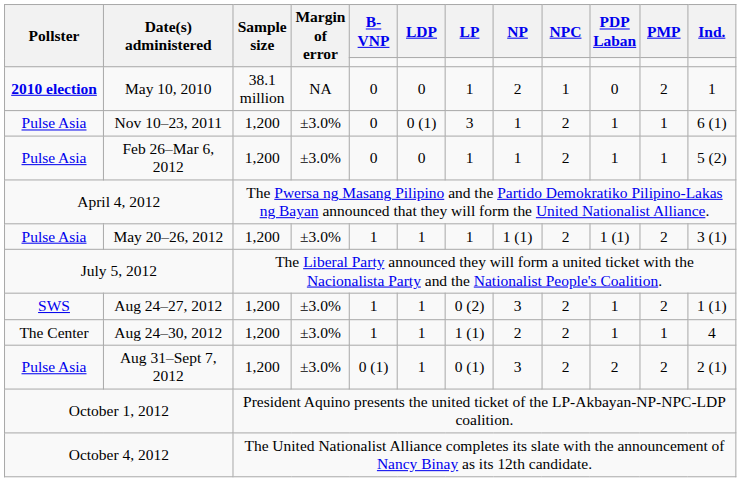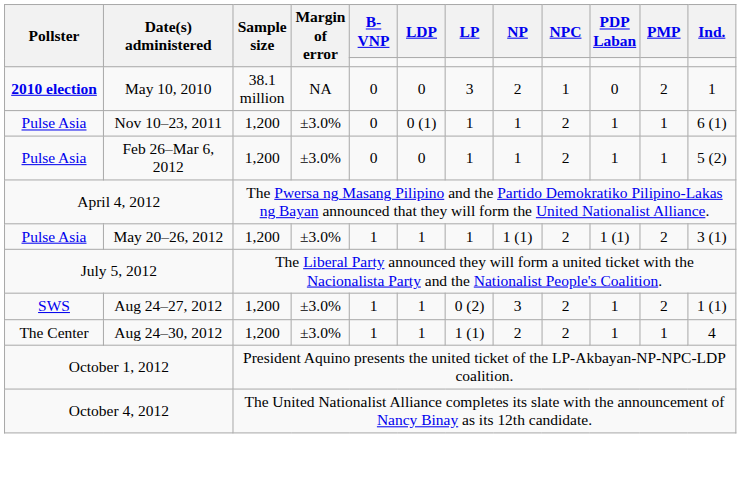(470, 88) 1 -> (470, 88) 3
(470, 123) 3 -> (470, 123) 1
- row: (168, 366)
